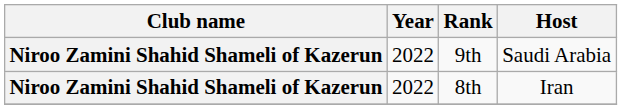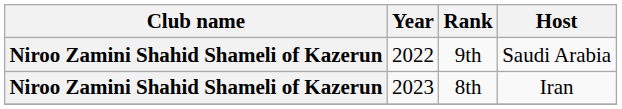(413, 87) 2022 -> (413, 87) 2023
